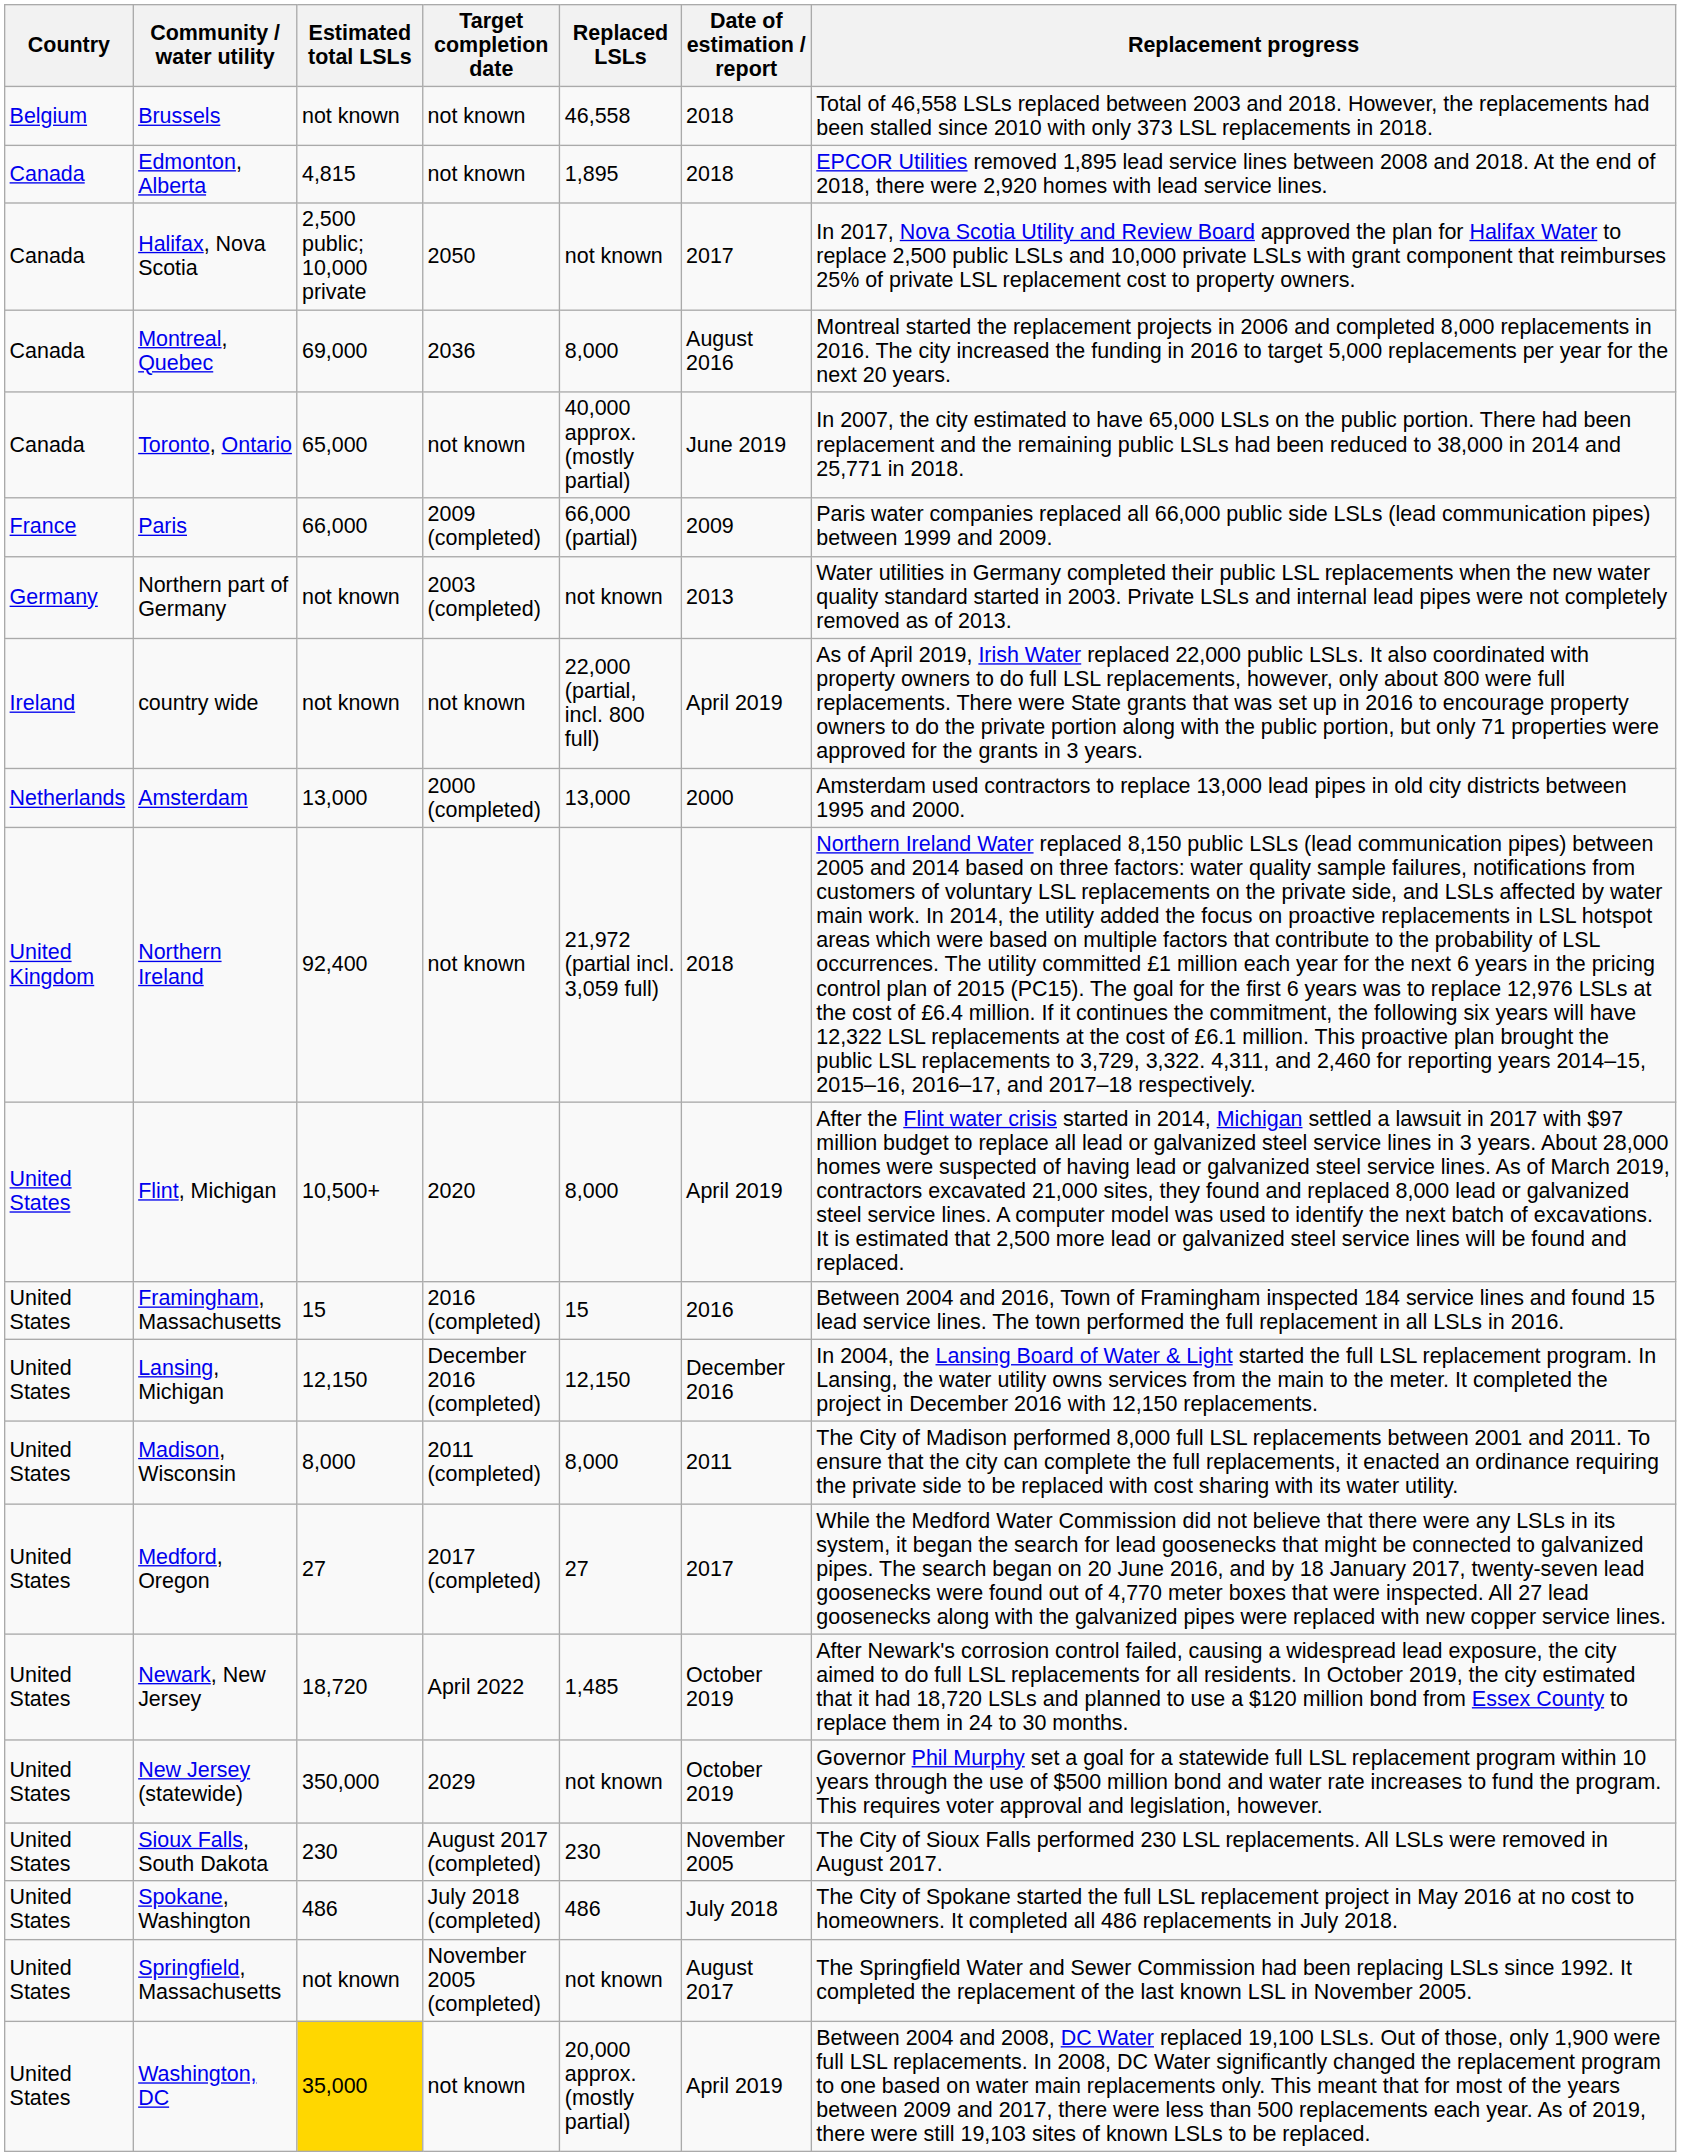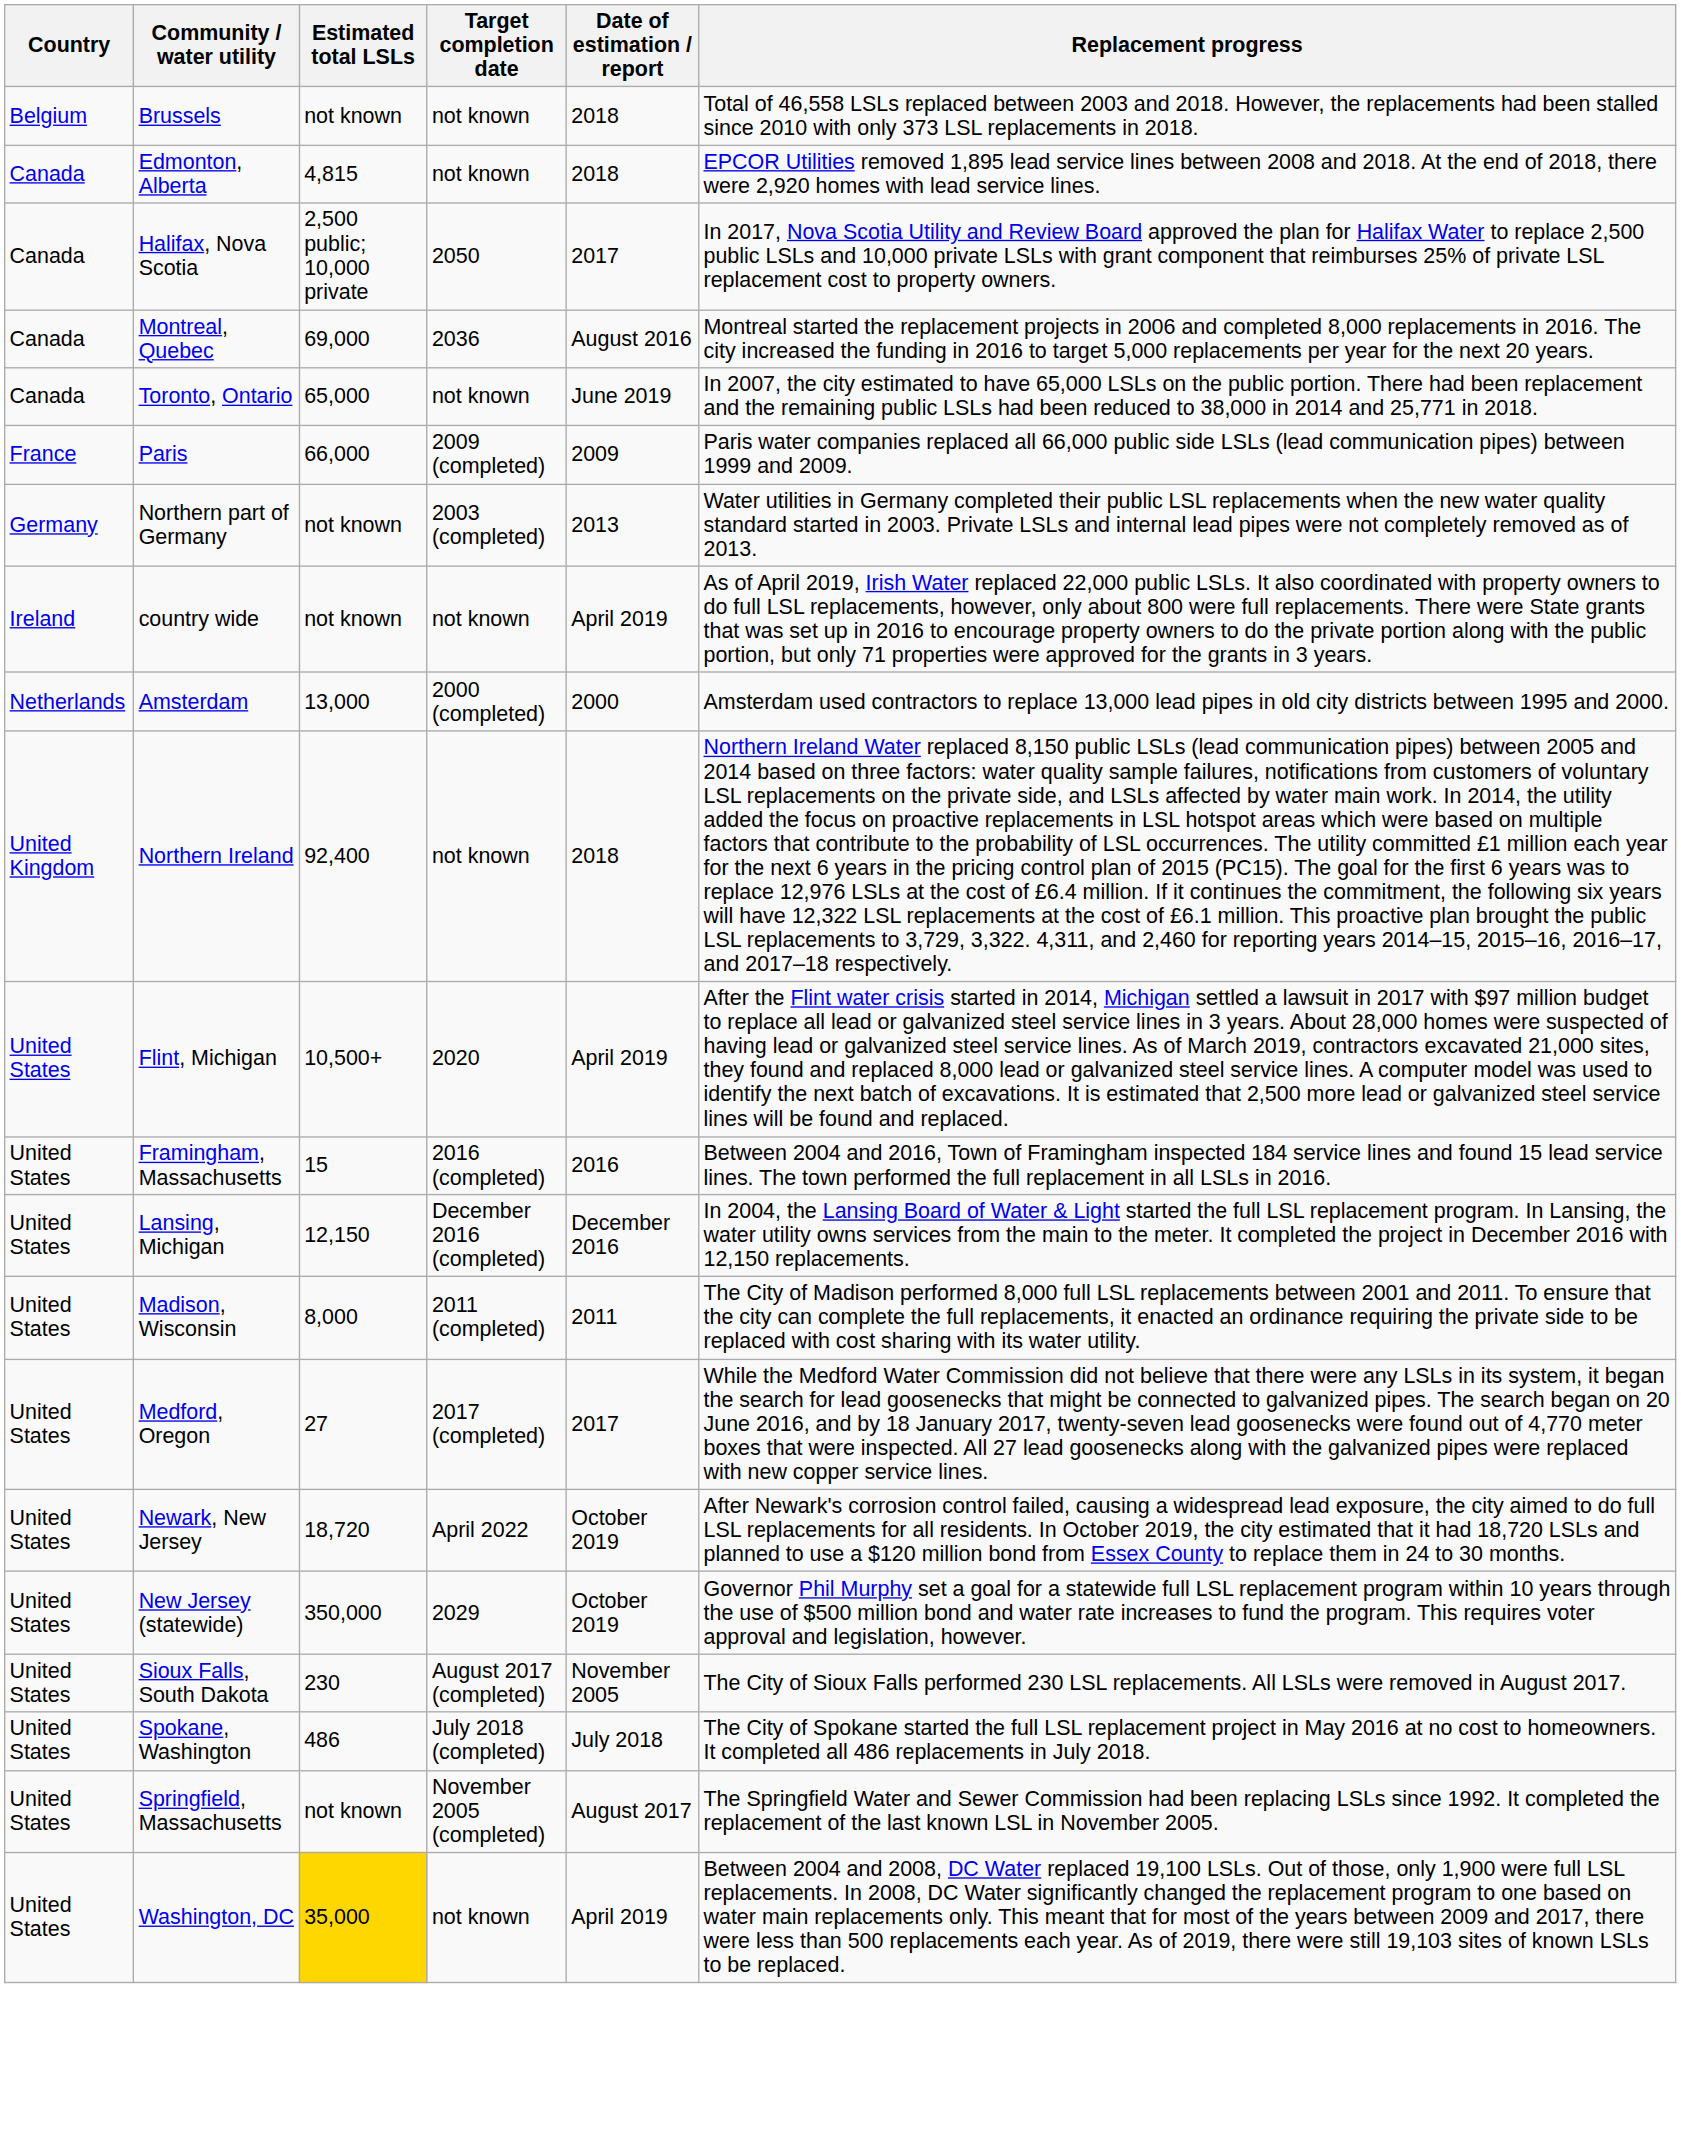- column: (621, 45)
